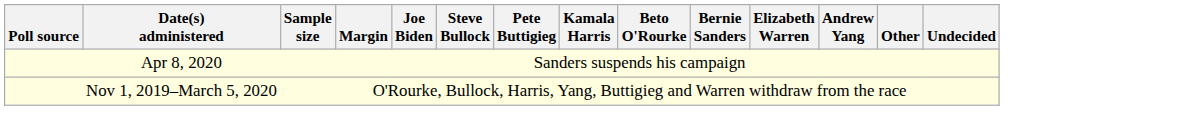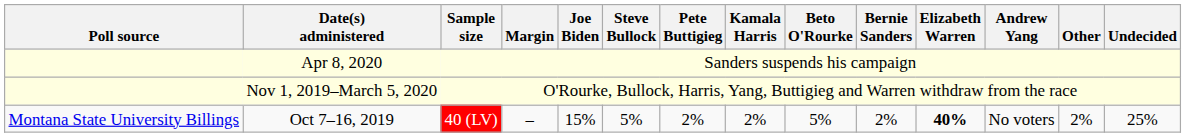+ row: (342, 119)
